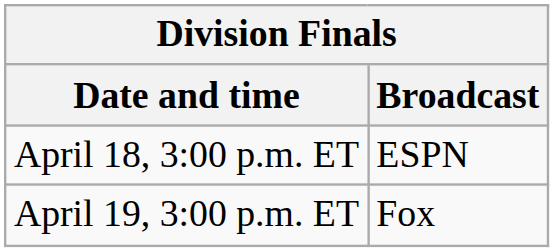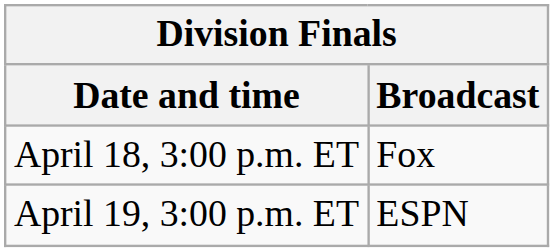(423, 154) ESPN -> (406, 154) Fox
(406, 214) Fox -> (423, 214) ESPN
